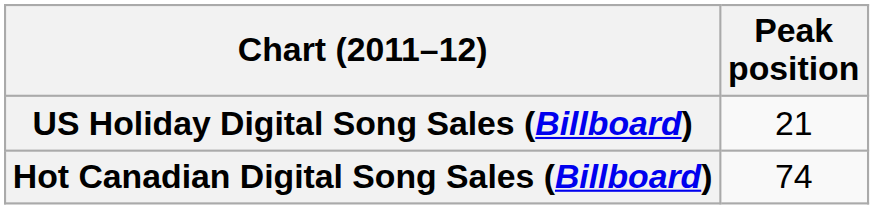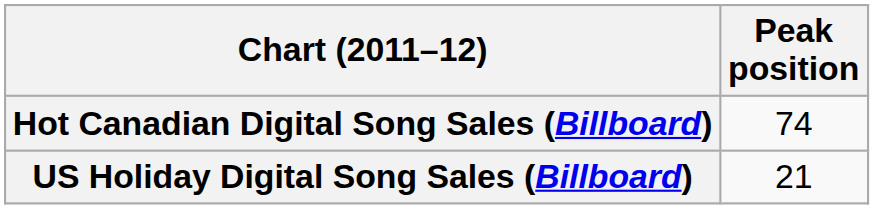rows swapped: (363, 176) <-> (363, 122)
